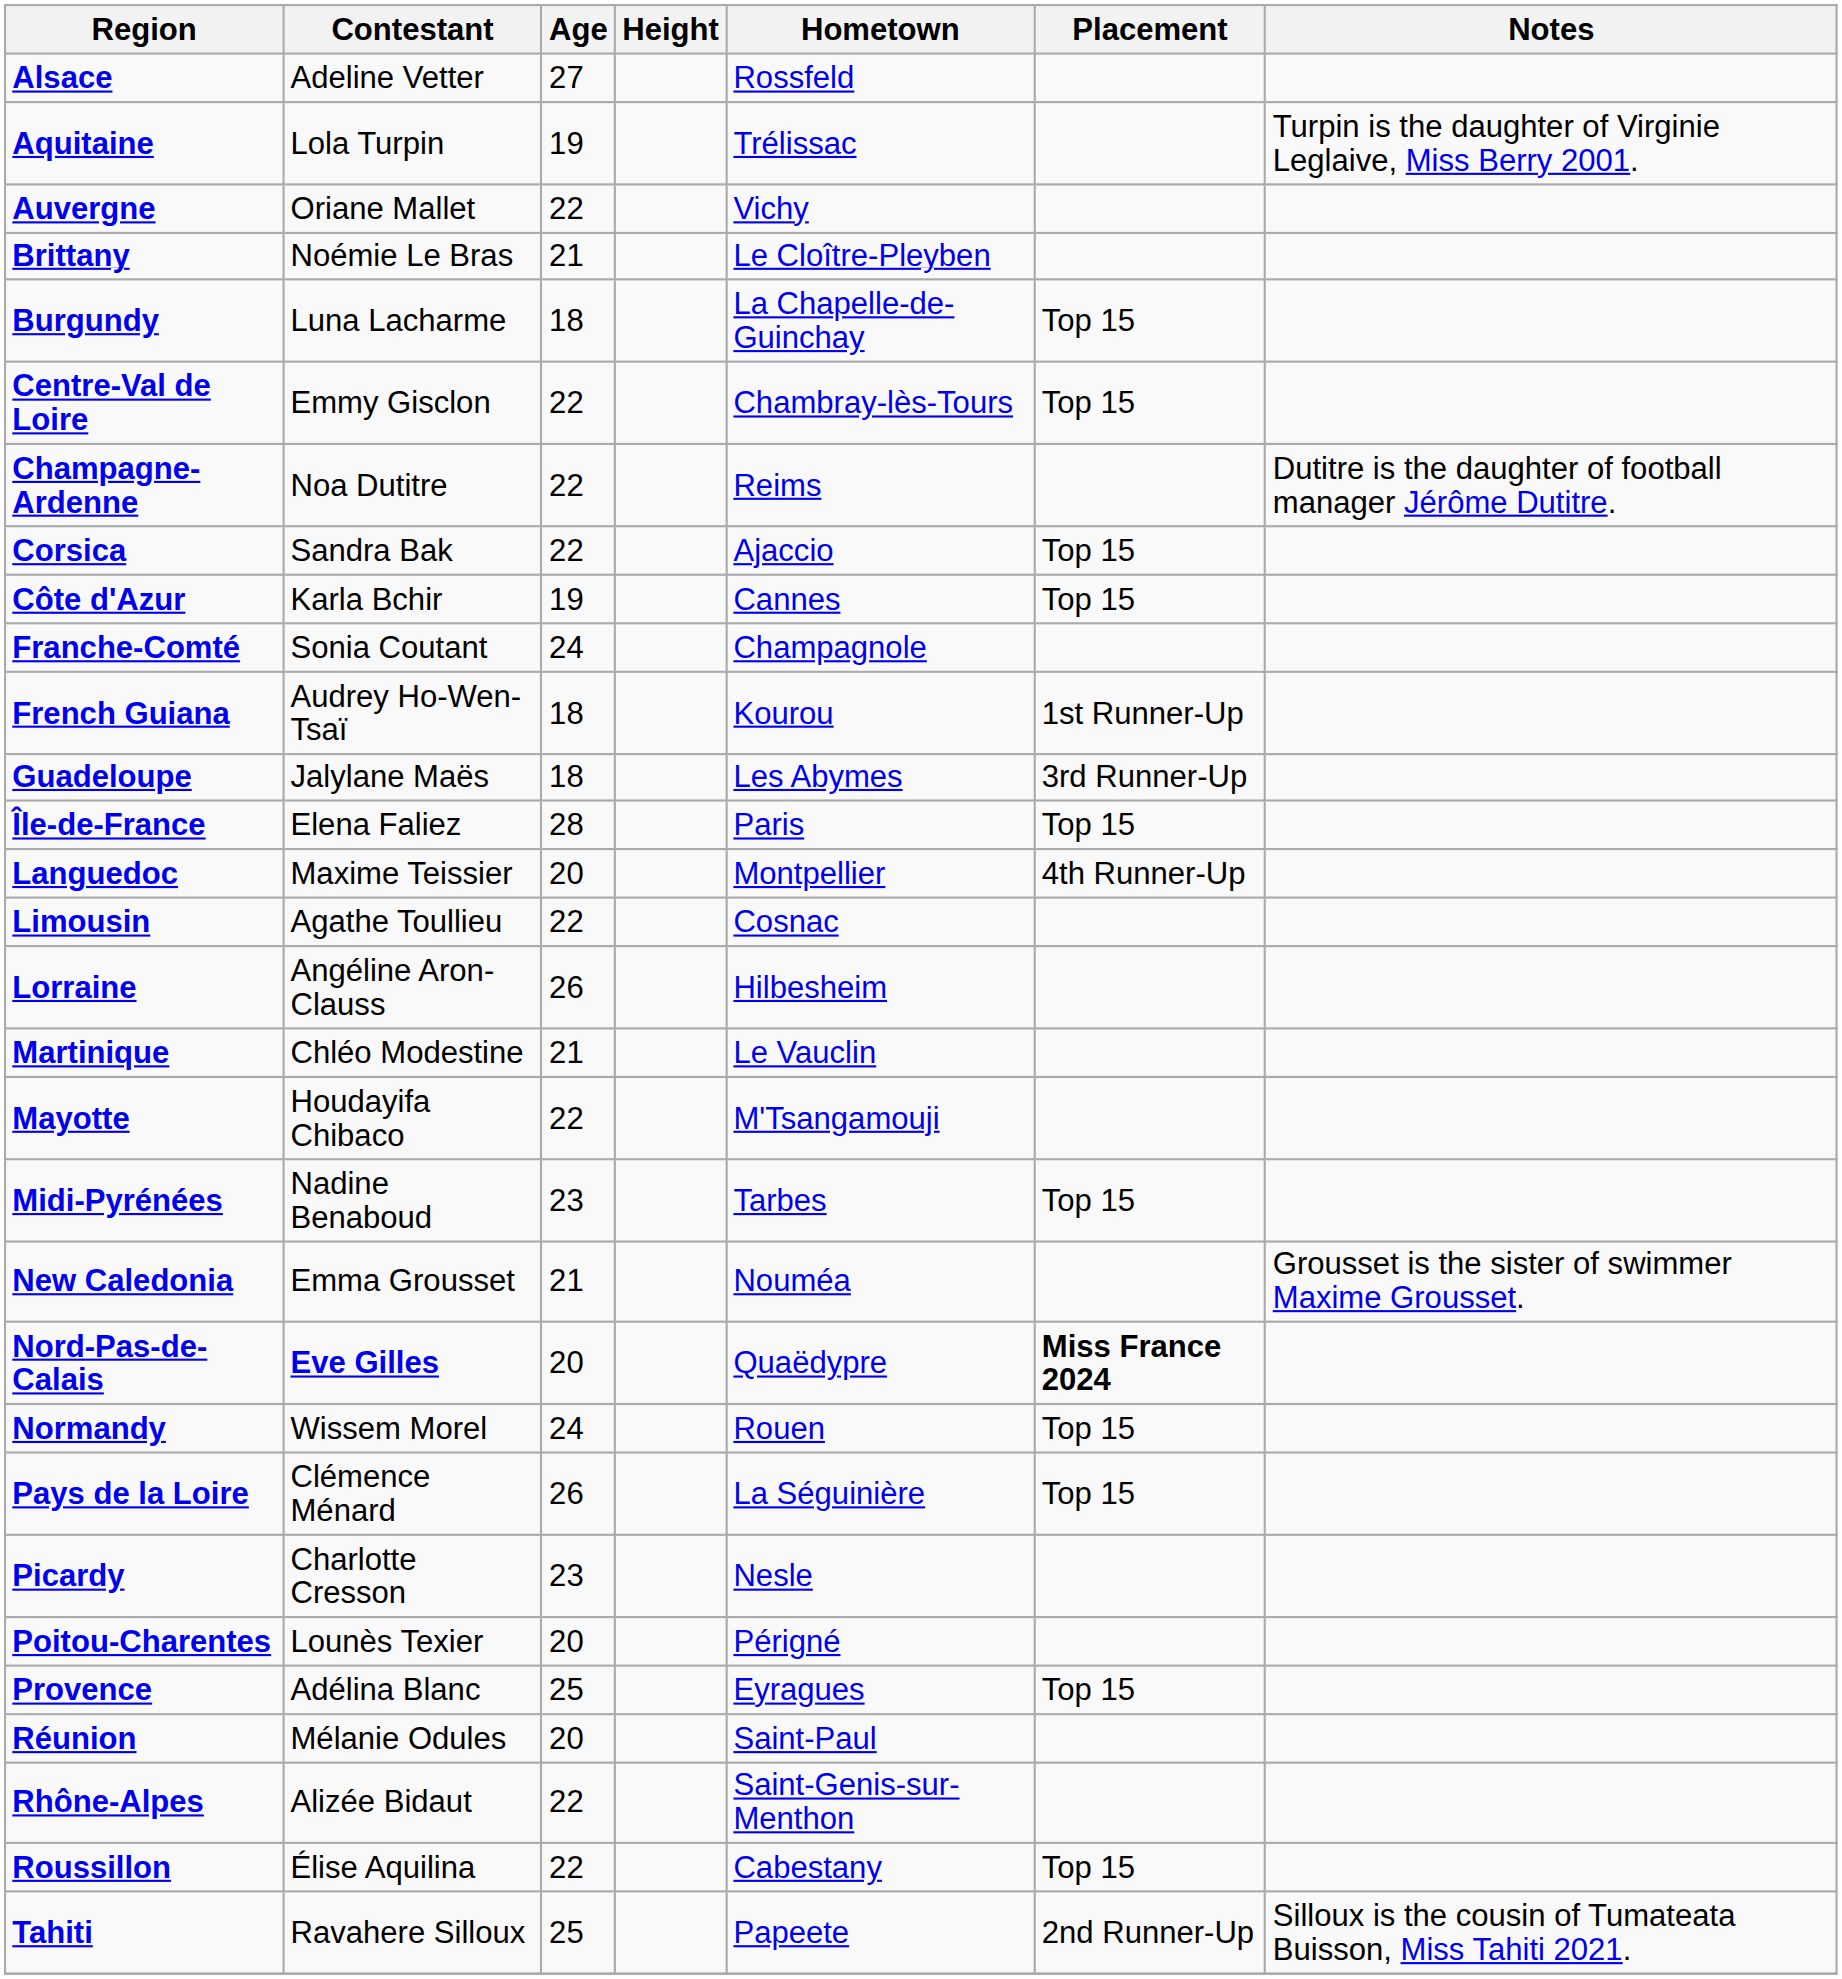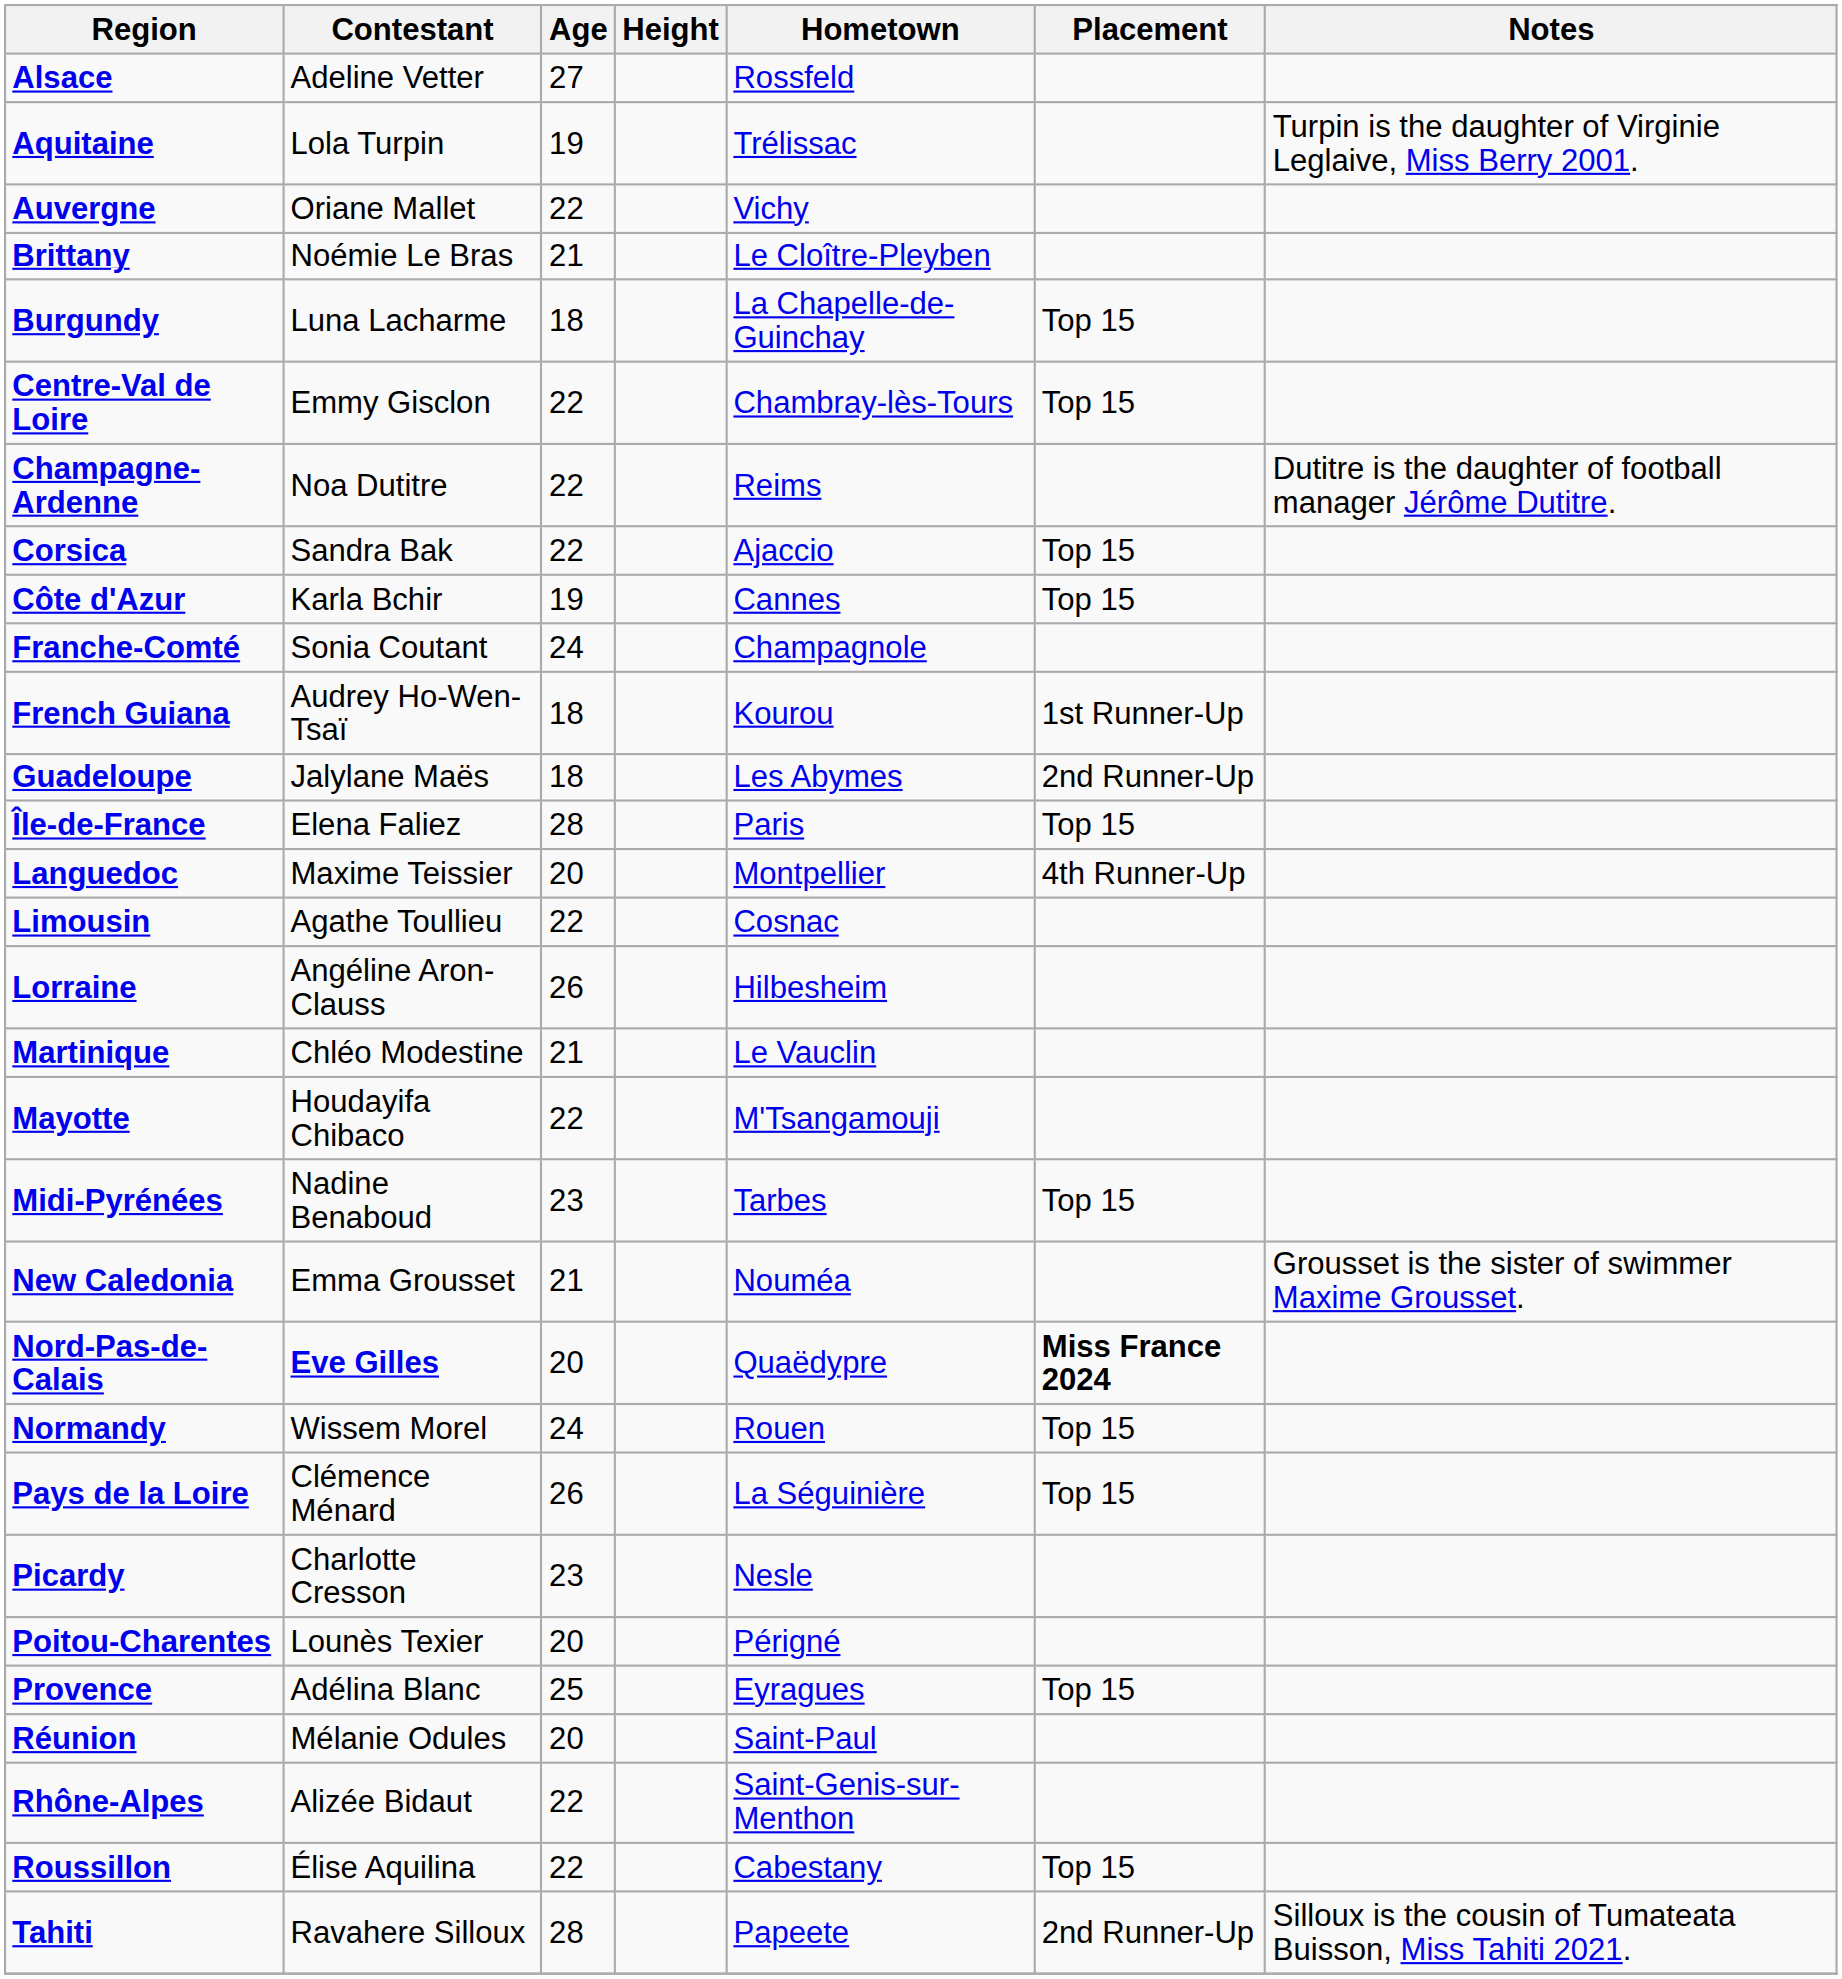(1144, 777) 3rd Runner-Up -> (1148, 777) 2nd Runner-Up
(566, 1933) 25 -> (566, 1933) 28
